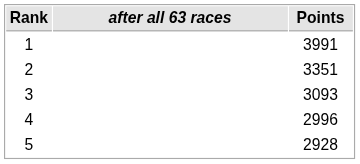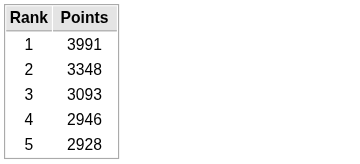- column: (170, 18)
(320, 70) 3351 -> (85, 70) 3348
(320, 120) 2996 -> (85, 120) 2946
